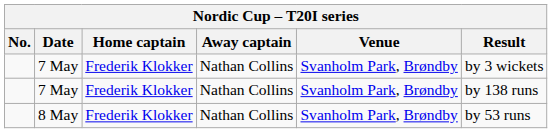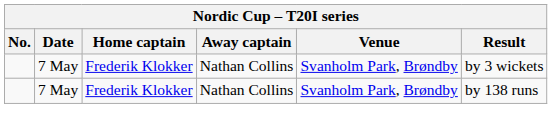- row: (19, 115)
